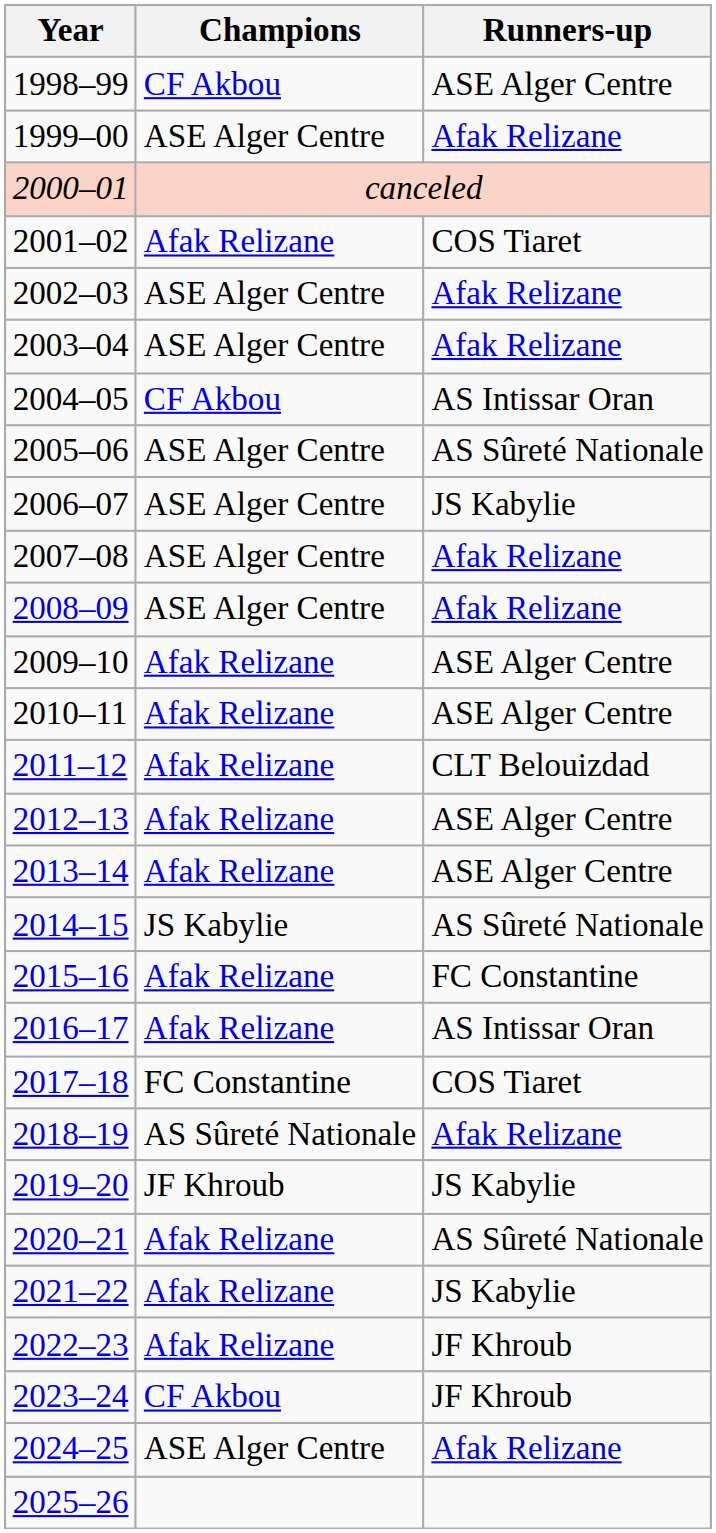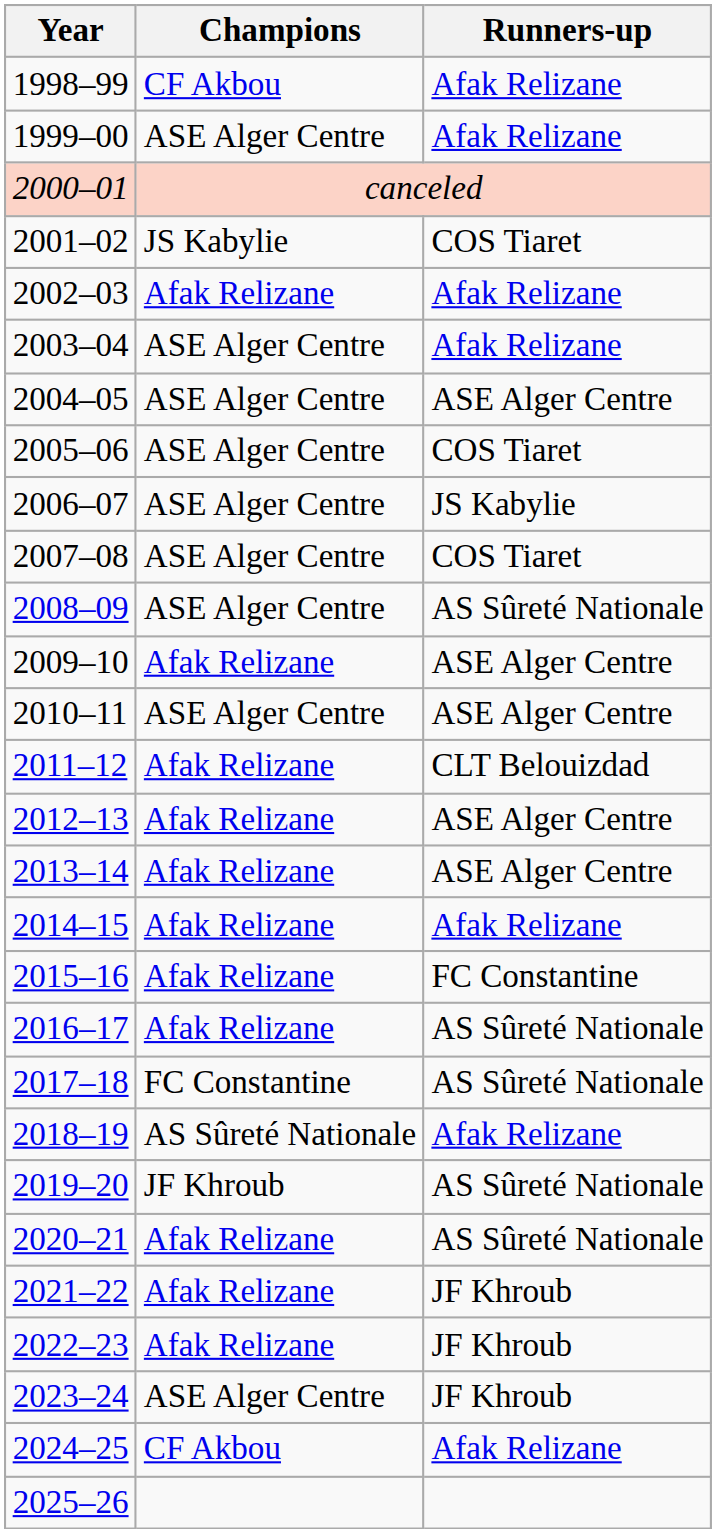(552, 83) ASE Alger Centre -> (527, 83) Afak Relizane
(239, 240) Afak Relizane -> (216, 240) JS Kabylie
(264, 293) ASE Alger Centre -> (239, 293) Afak Relizane
(212, 398) CF Akbou -> (264, 398) ASE Alger Centre
(543, 398) AS Intissar Oran -> (552, 398) ASE Alger Centre
(568, 450) AS Sûreté Nationale -> (506, 450) COS Tiaret
(527, 556) Afak Relizane -> (506, 556) COS Tiaret
(527, 608) Afak Relizane -> (568, 608) AS Sûreté Nationale
(239, 713) Afak Relizane -> (264, 713) ASE Alger Centre
(216, 923) JS Kabylie -> (239, 923) Afak Relizane
(568, 923) AS Sûreté Nationale -> (527, 923) Afak Relizane
(543, 1028) AS Intissar Oran -> (568, 1028) AS Sûreté Nationale
(506, 1081) COS Tiaret -> (568, 1081) AS Sûreté Nationale
(504, 1186) JS Kabylie -> (568, 1186) AS Sûreté Nationale
(504, 1291) JS Kabylie -> (502, 1291) JF Khroub
(212, 1396) CF Akbou -> (264, 1396) ASE Alger Centre
(264, 1448) ASE Alger Centre -> (212, 1448) CF Akbou
